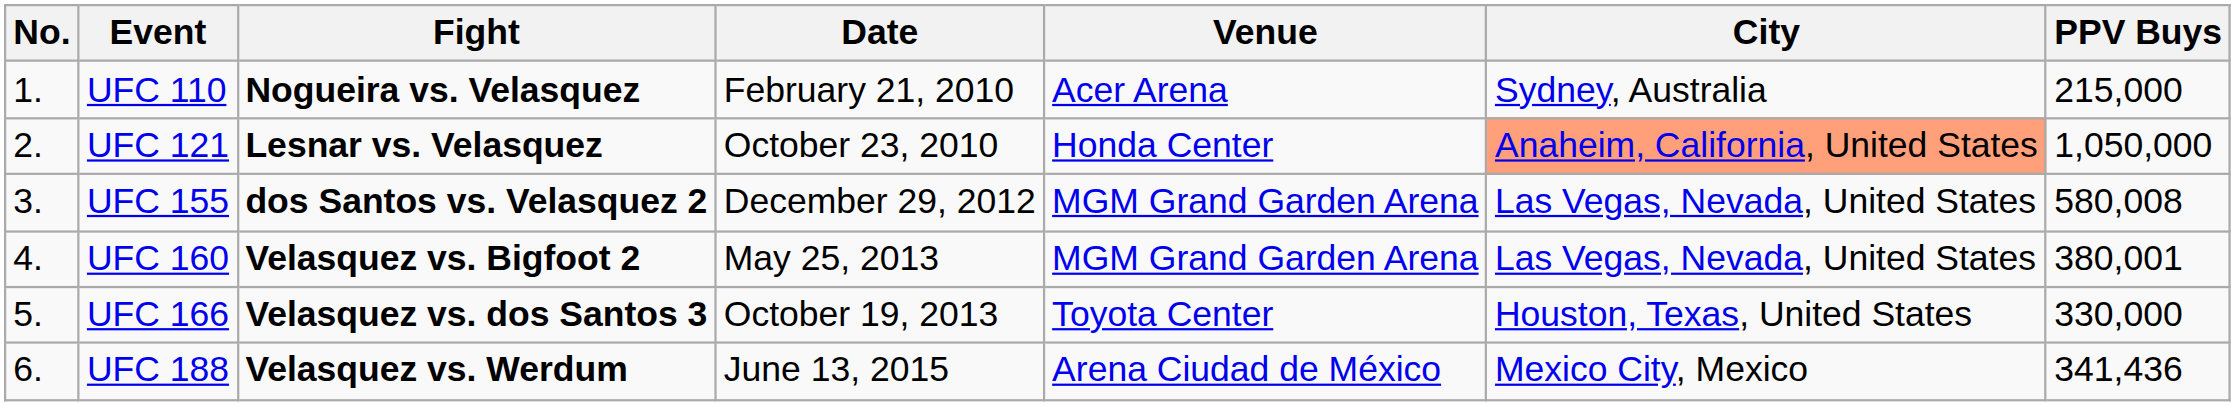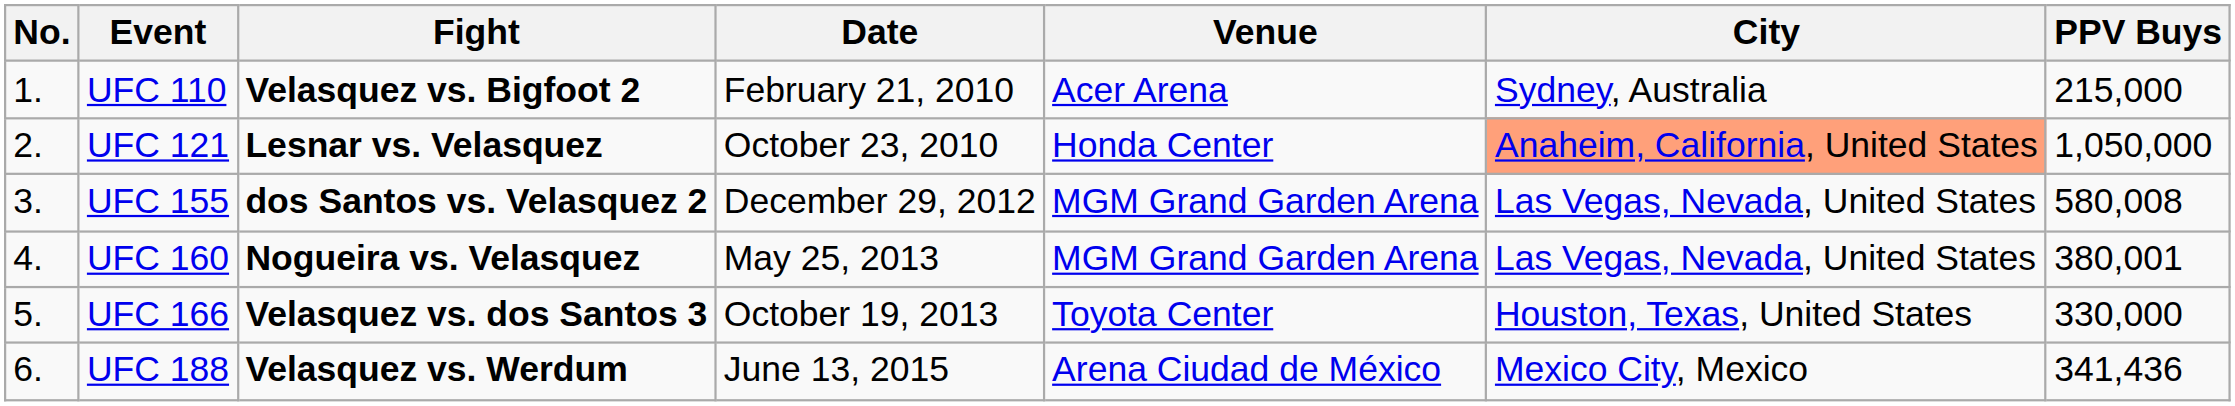(443, 88) Nogueira vs. Velasquez -> (443, 88) Velasquez vs. Bigfoot 2
(443, 257) Velasquez vs. Bigfoot 2 -> (443, 257) Nogueira vs. Velasquez
